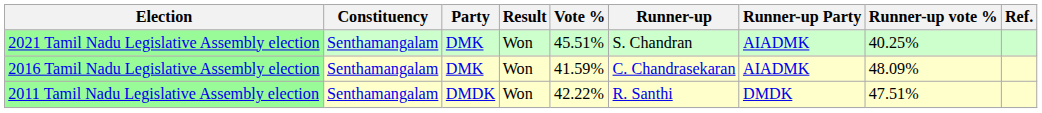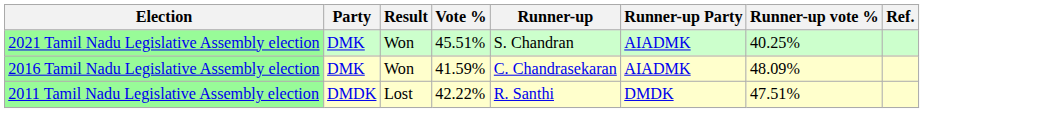- column: (383, 17)
(518, 94) Won -> (398, 94) Lost
